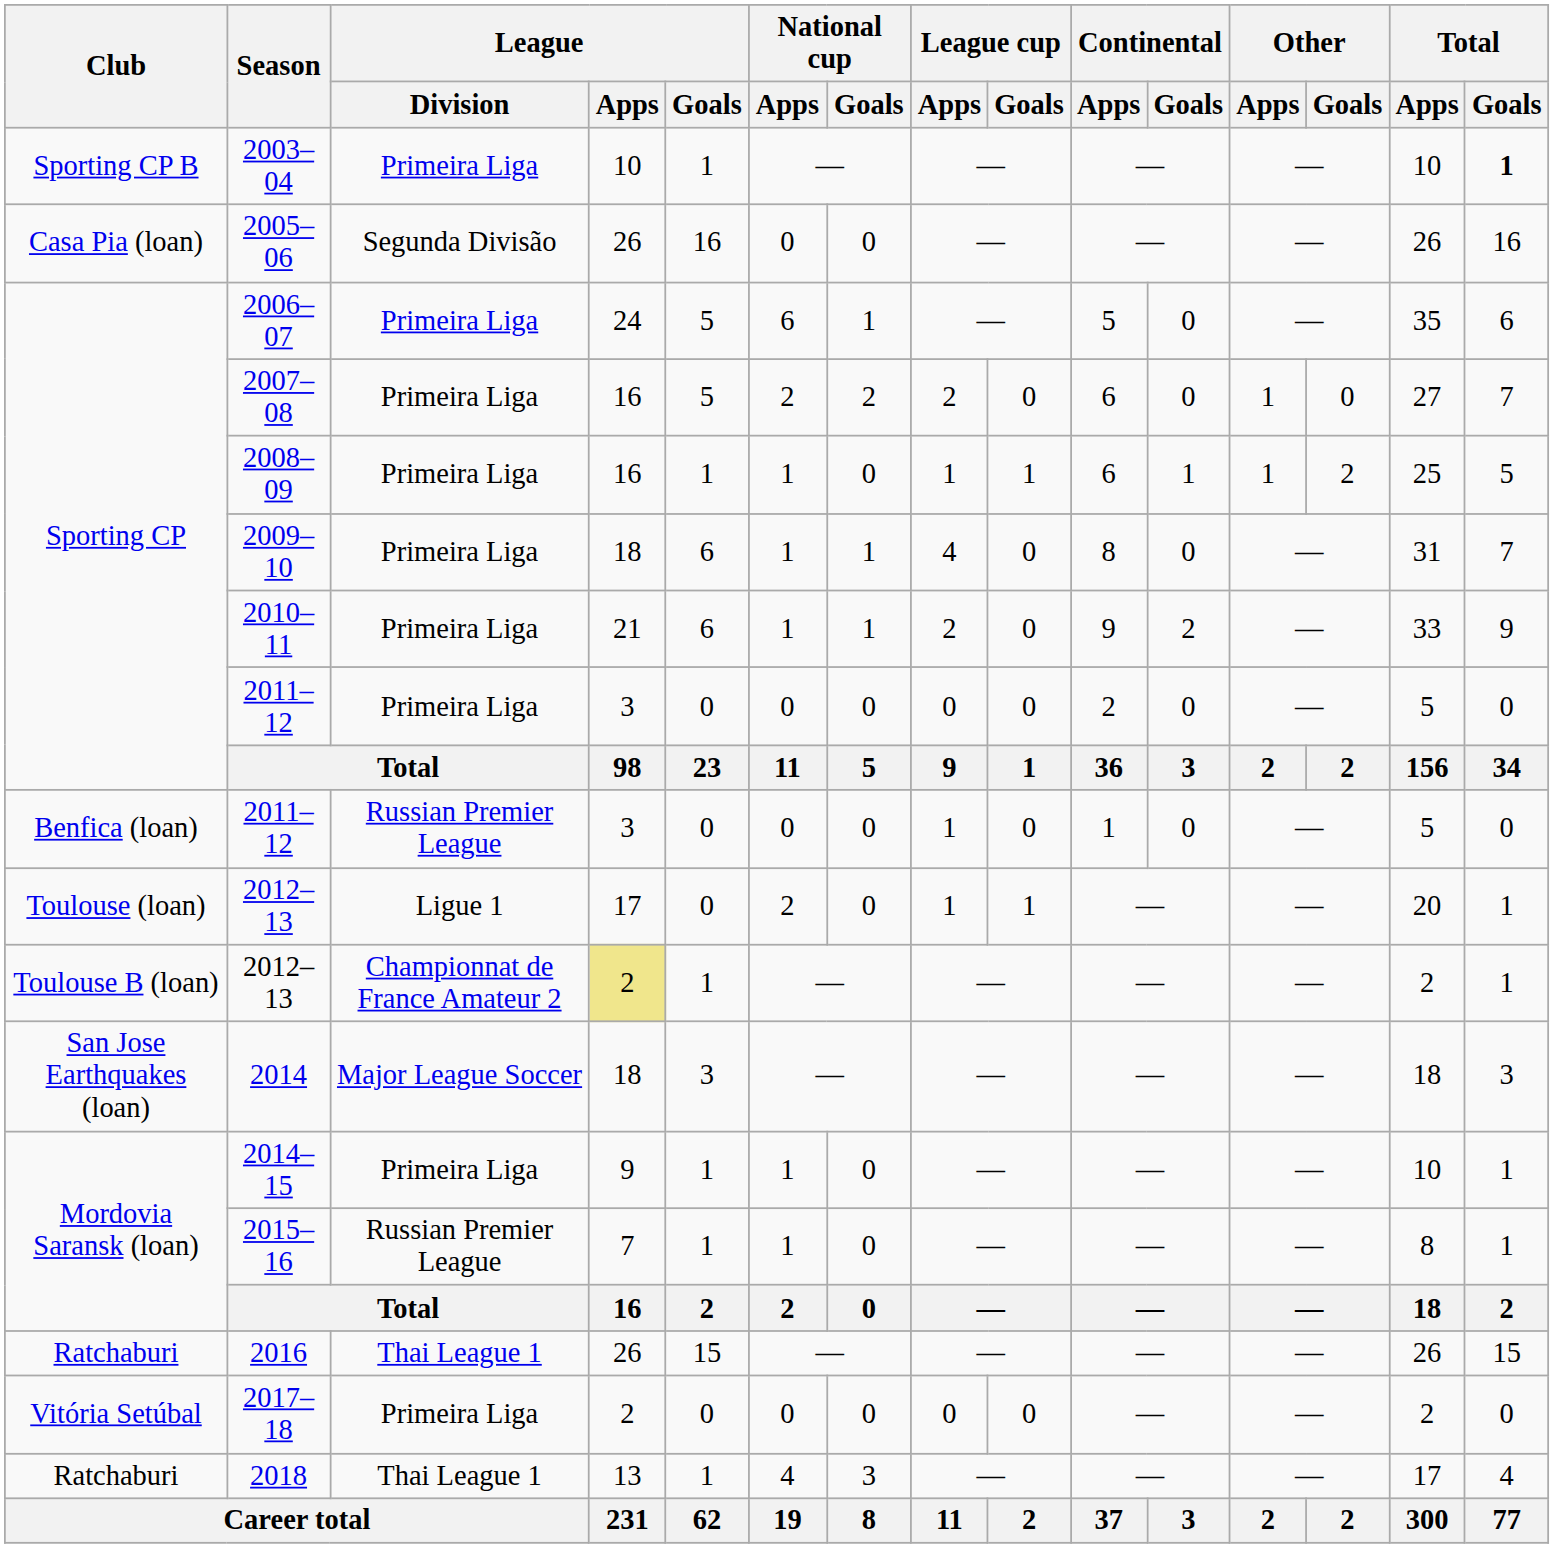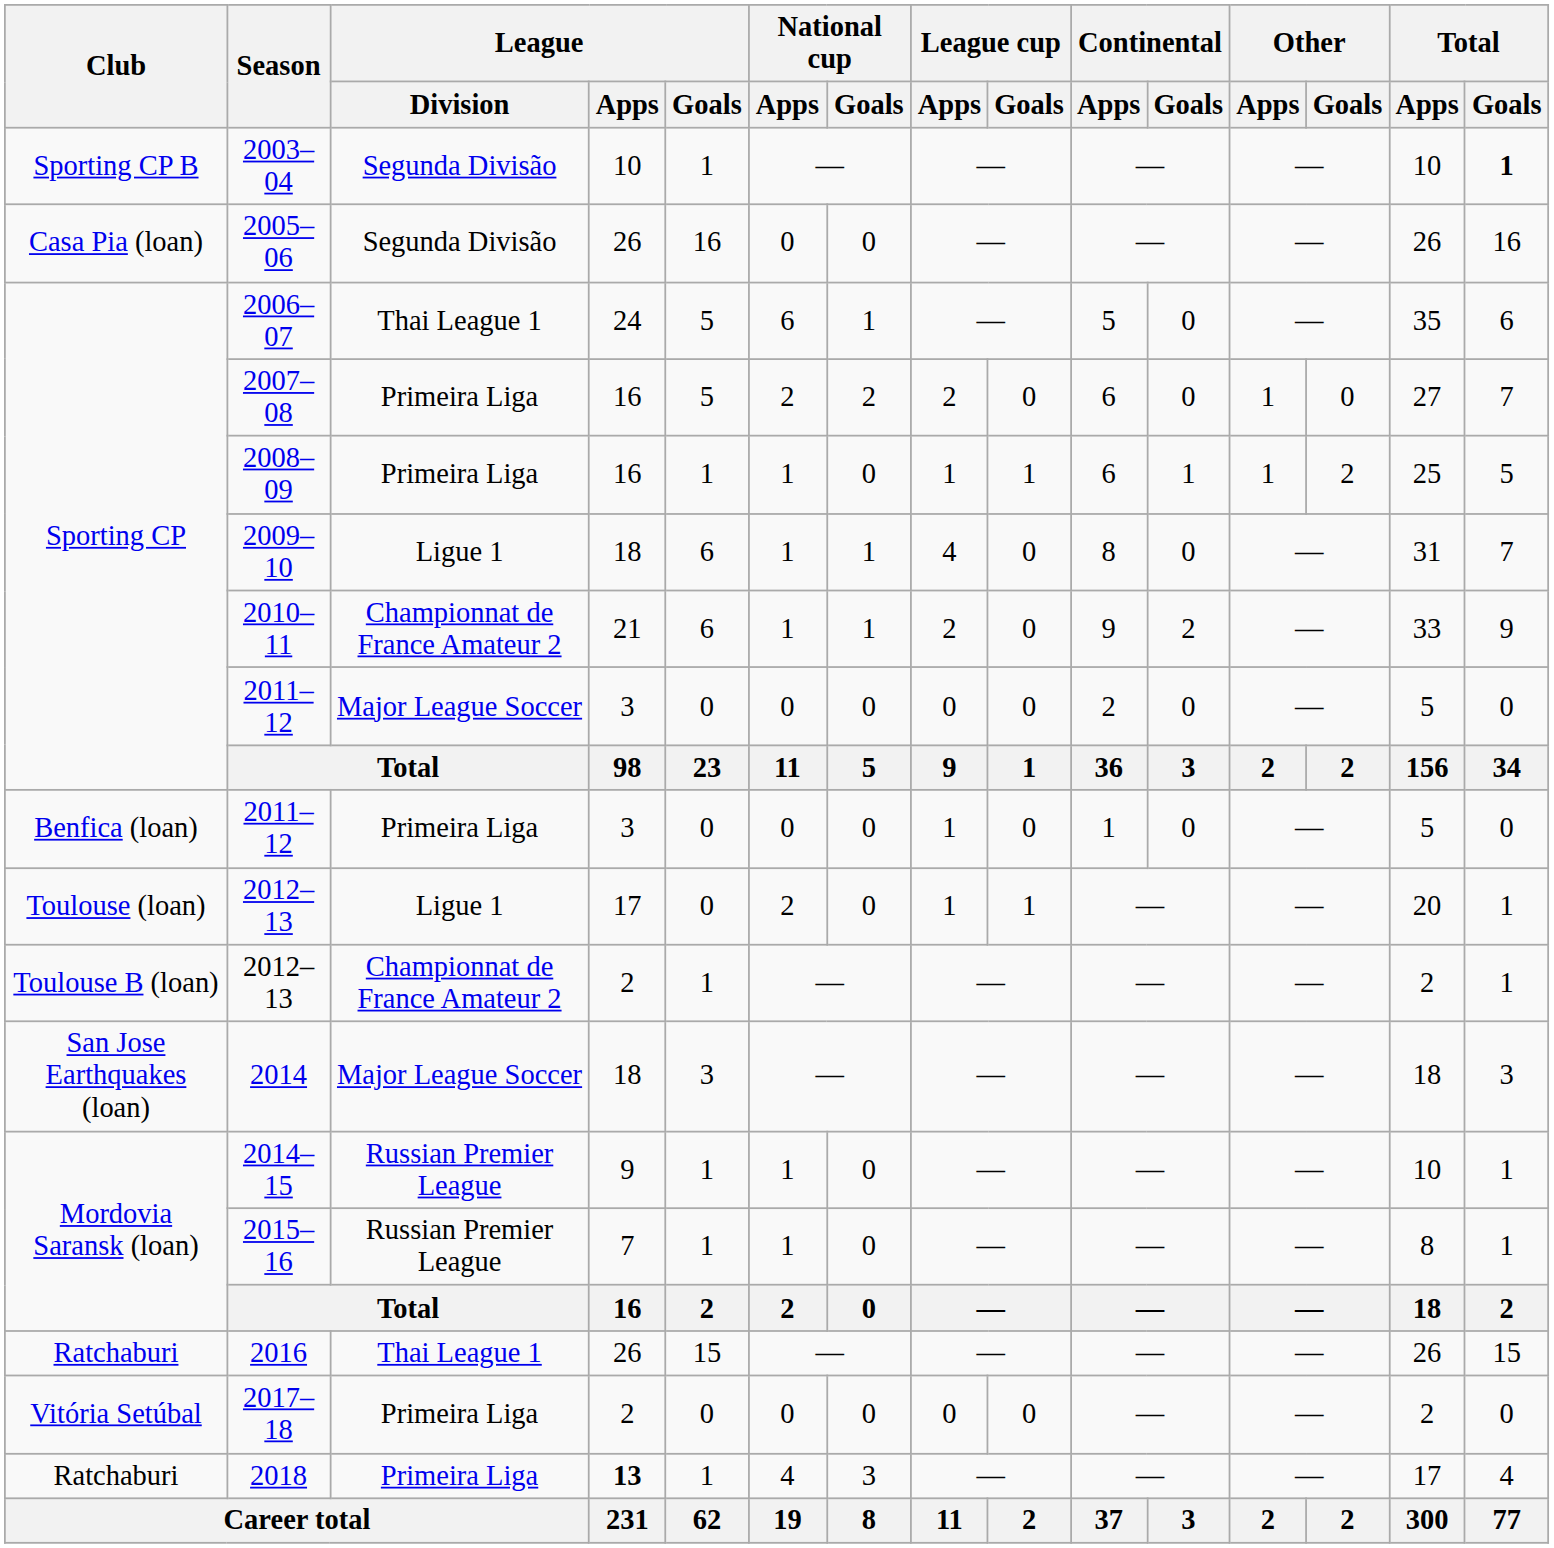(460, 165) Primeira Liga -> (460, 165) Segunda Divisão
(460, 319) Primeira Liga -> (460, 319) Thai League 1
(460, 551) Primeira Liga -> (460, 551) Ligue 1
(460, 628) Primeira Liga -> (460, 628) Championnat de France Amateur 2
(460, 705) Primeira Liga -> (460, 705) Major League Soccer
(460, 828) Russian Premier League -> (460, 828) Primeira Liga
(627, 982) khaki background -> (627, 982) no background
(460, 1169) Primeira Liga -> (460, 1169) Russian Premier League
(460, 1475) Thai League 1 -> (460, 1475) Primeira Liga
(627, 1475) normal -> (627, 1475) bold
